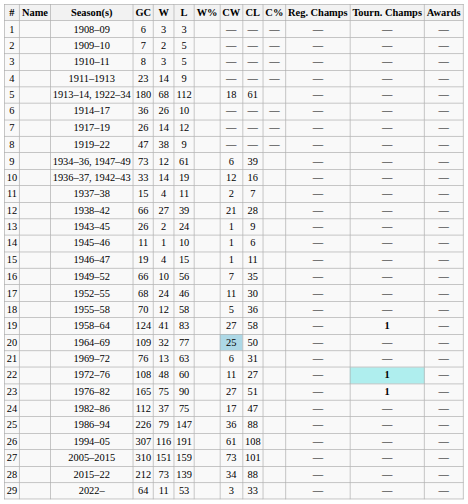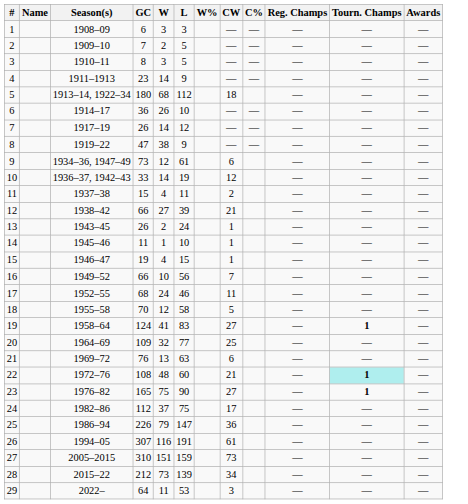- column: (253, 12)
(231, 342) lightblue background -> (231, 342) no background
(231, 375) 11 -> (231, 375) 21
